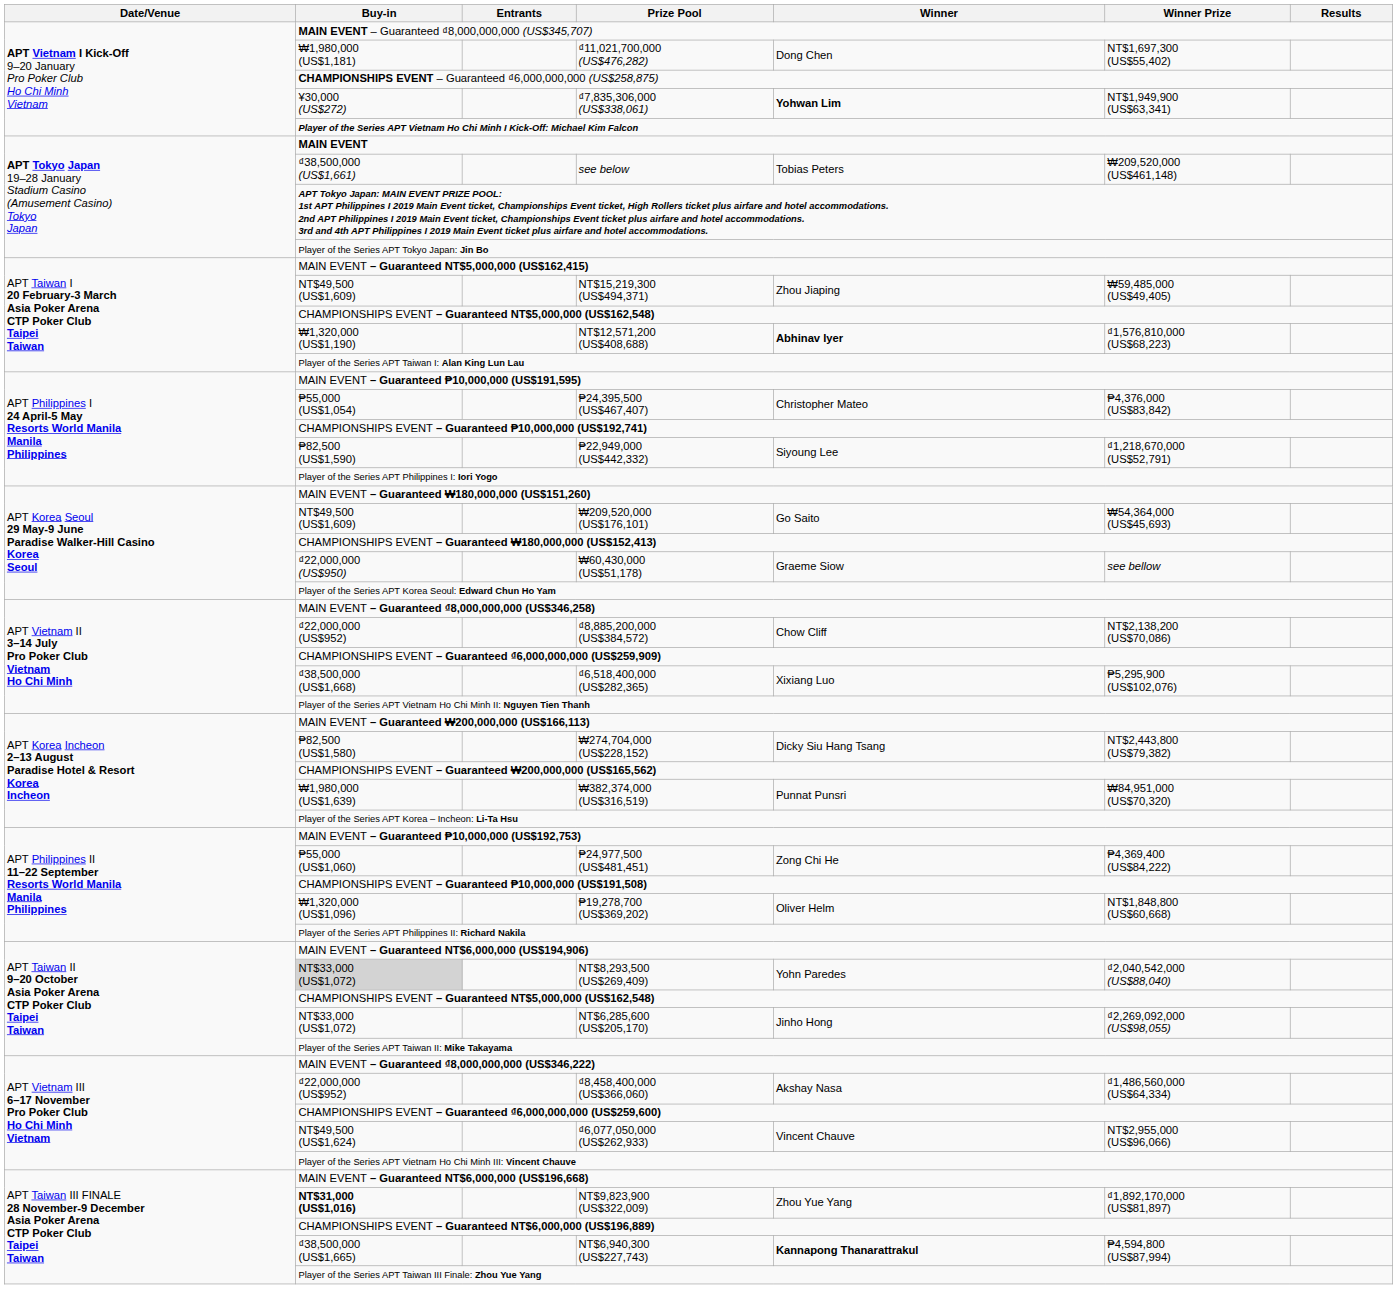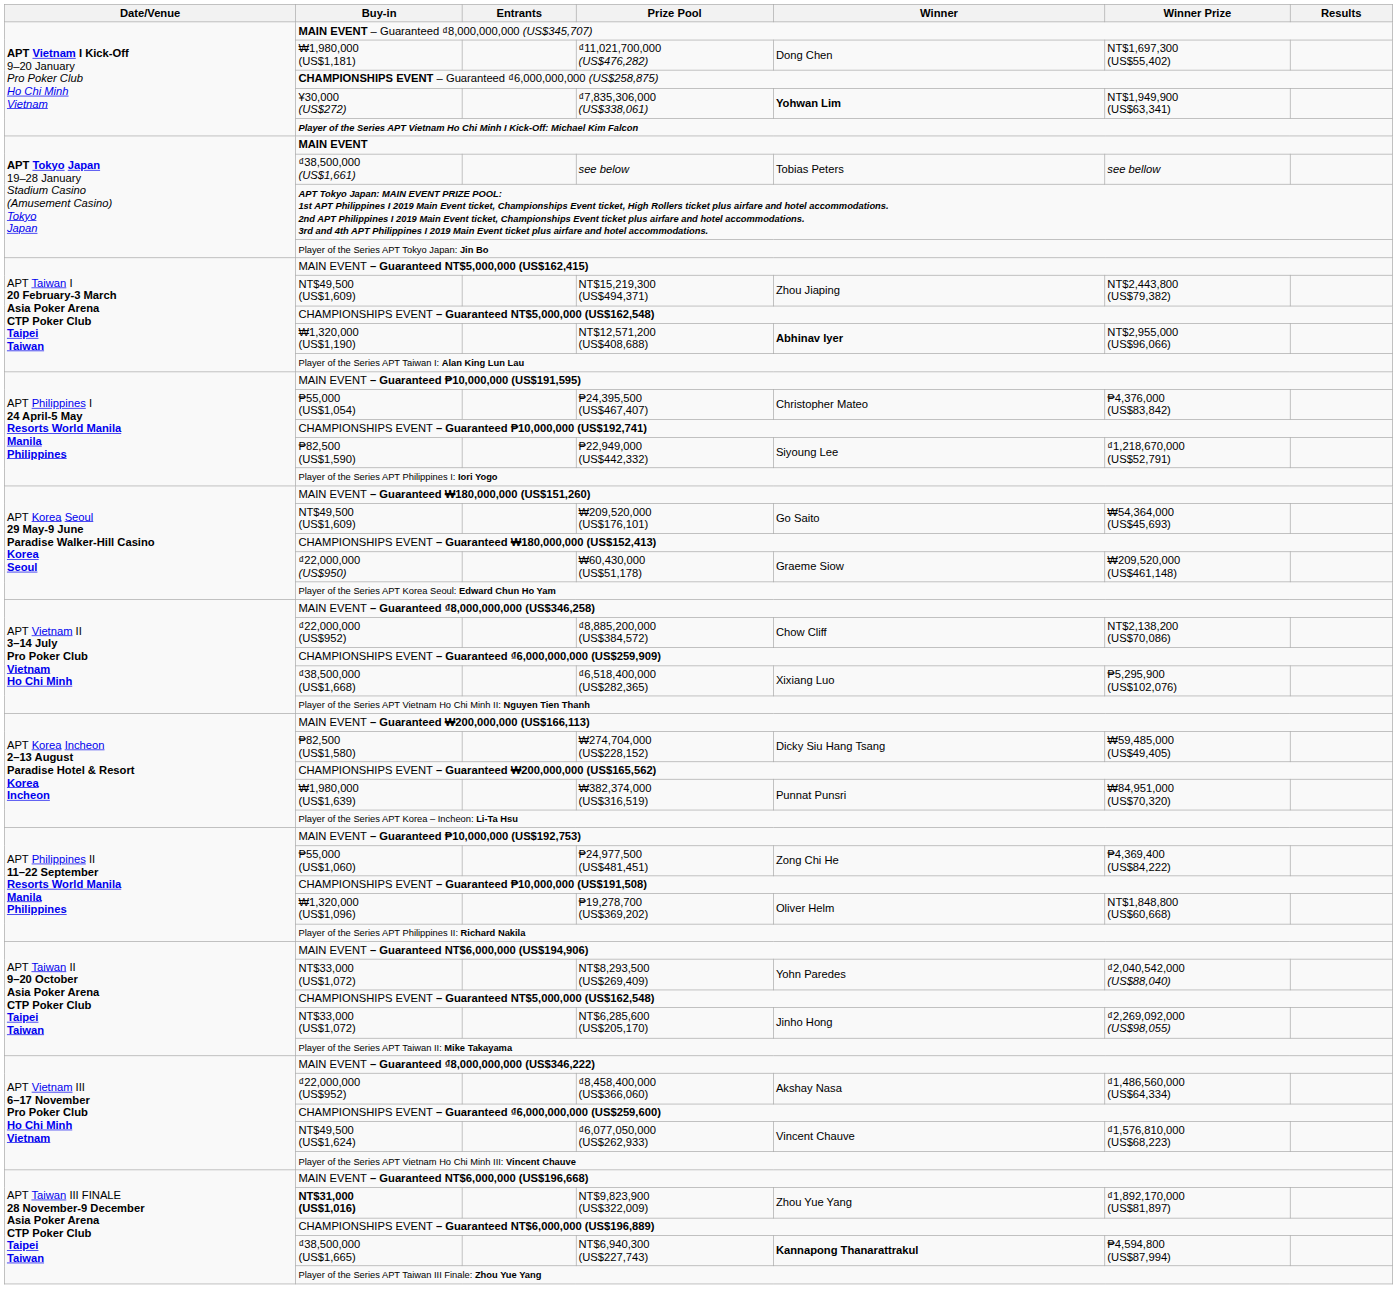(1144, 169) ₩209,520,000 (US$461,148) -> (1134, 169) see bellow
(1141, 290) ₩59,485,000 (US$49,405) -> (1143, 290) NT$2,443,800 (US$79,382)
(1146, 338) ₫1,576,810,000 (US$68,223) -> (1143, 338) NT$2,955,000 (US$96,066)
(1134, 566) see bellow -> (1144, 566) ₩209,520,000 (US$461,148)
(1143, 746) NT$2,443,800 (US$79,382) -> (1141, 746) ₩59,485,000 (US$49,405)
(327, 974) lightgrey background -> (327, 974) no background
(1143, 1136) NT$2,955,000 (US$96,066) -> (1146, 1136) ₫1,576,810,000 (US$68,223)
